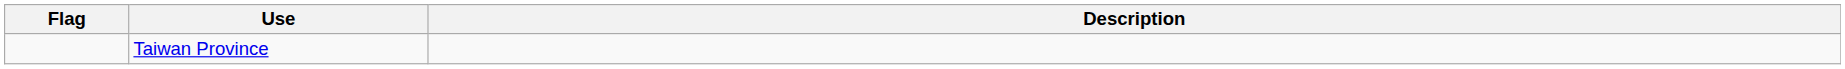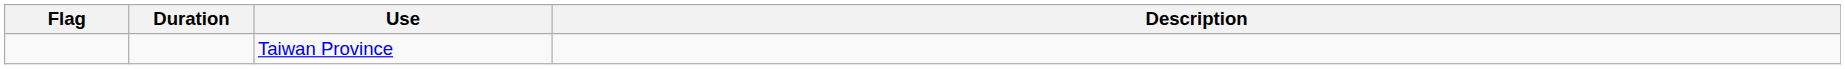+ column: (191, 19)
